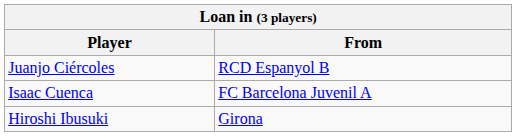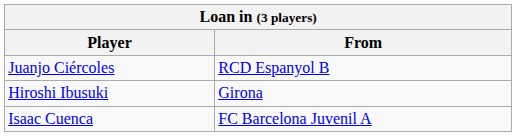rows swapped: (58, 118) <-> (51, 93)
